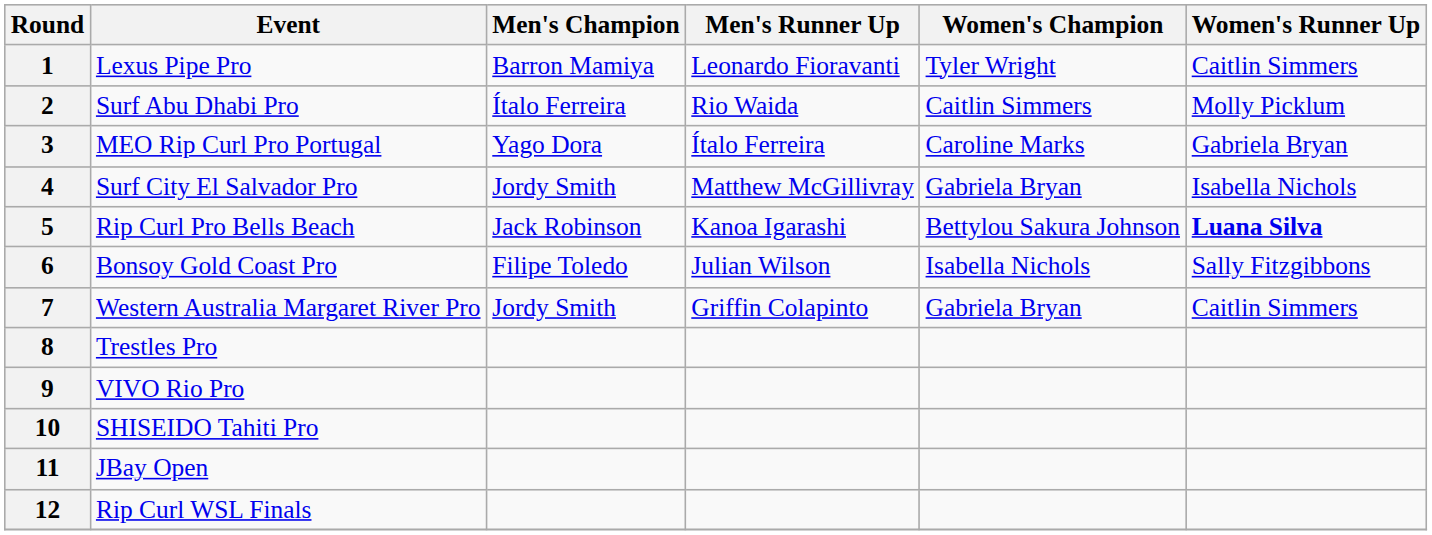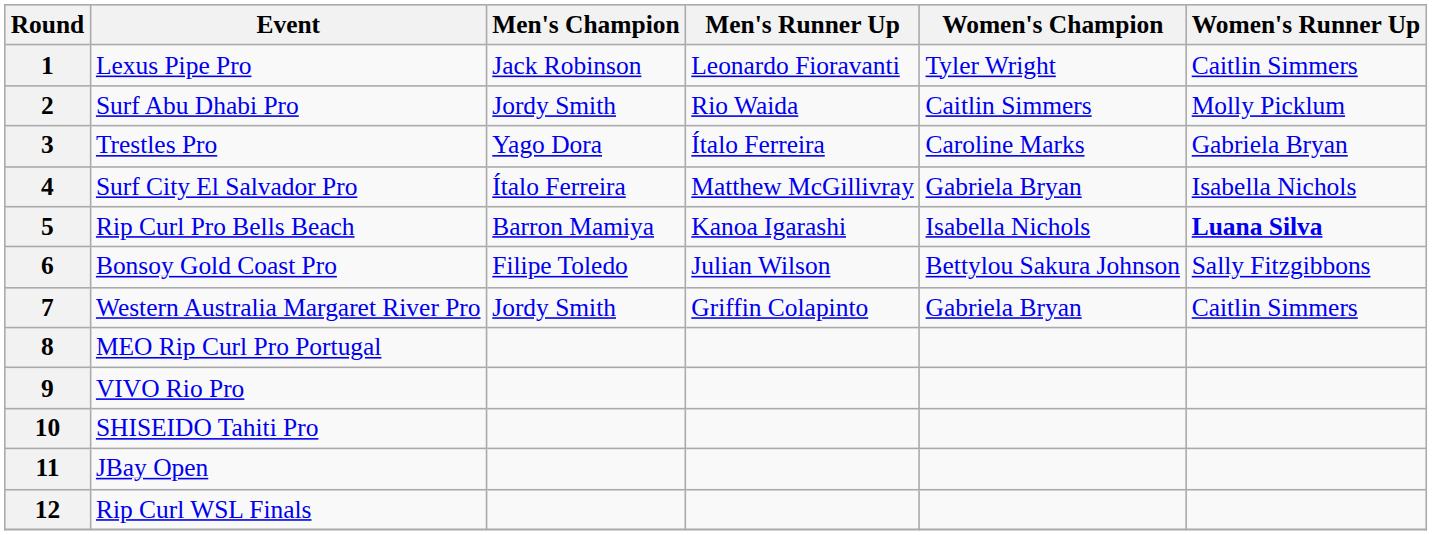(573, 65) Barron Mamiya -> (567, 65) Jack Robinson
(559, 105) Ítalo Ferreira -> (554, 105) Jordy Smith
(239, 145) MEO Rip Curl Pro Portugal -> (157, 145) Trestles Pro
(554, 186) Jordy Smith -> (559, 186) Ítalo Ferreira
(567, 226) Jack Robinson -> (573, 226) Barron Mamiya
(1053, 226) Bettylou Sakura Johnson -> (1008, 226) Isabella Nichols
(1008, 266) Isabella Nichols -> (1053, 266) Bettylou Sakura Johnson
(157, 347) Trestles Pro -> (239, 347) MEO Rip Curl Pro Portugal
